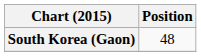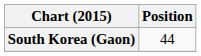(167, 39) 48 -> (167, 39) 44
